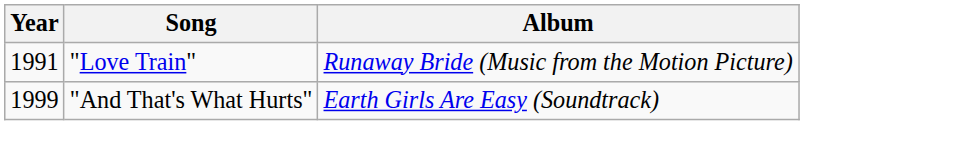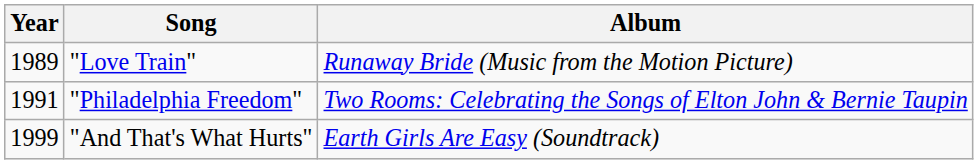(34, 61) 1991 -> (34, 61) 1989
+ row: (186, 100)
